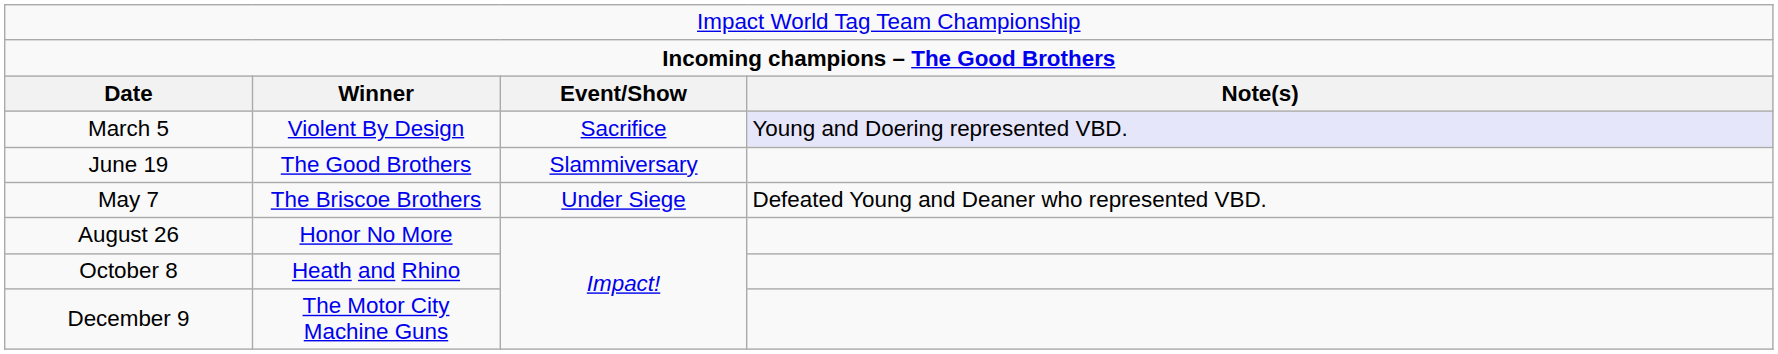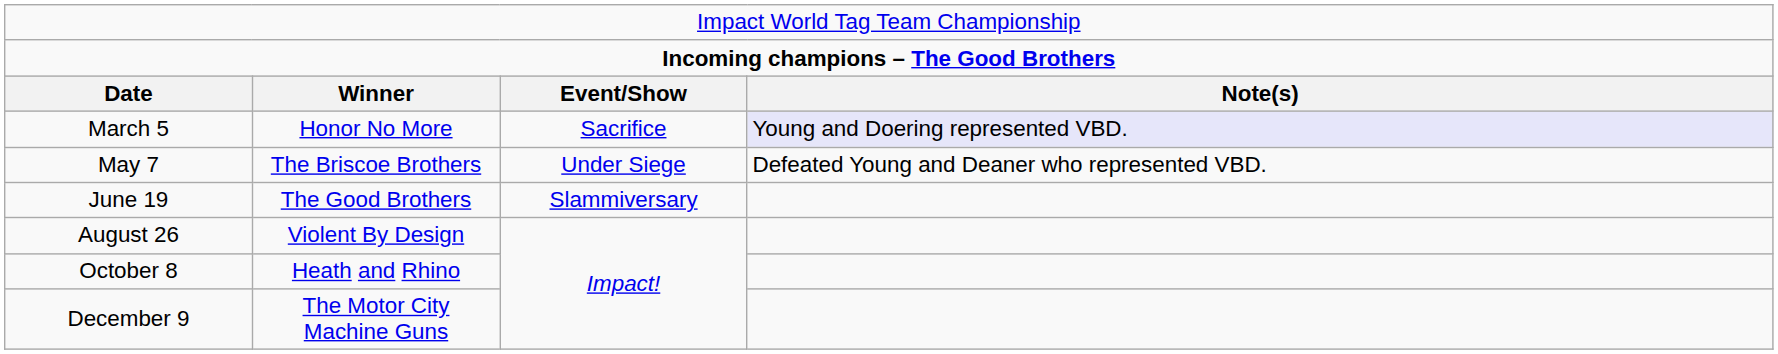(376, 128) Violent By Design -> (376, 128) Honor No More
rows swapped: (128, 199) <-> (128, 164)
(376, 235) Honor No More -> (376, 235) Violent By Design
